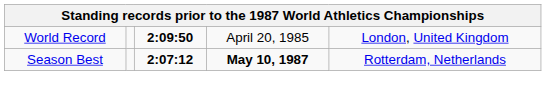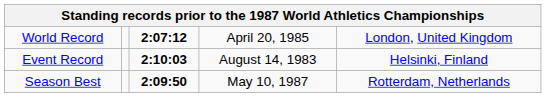(170, 37) 2:09:50 -> (164, 37) 2:07:12
+ row: (63, 59)
(170, 59) 2:07:12 -> (164, 81) 2:09:50
(268, 59) bold -> (268, 81) normal
